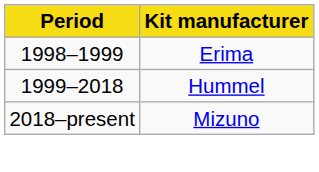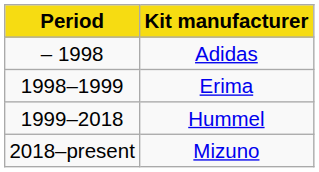+ row: (226, 54)
